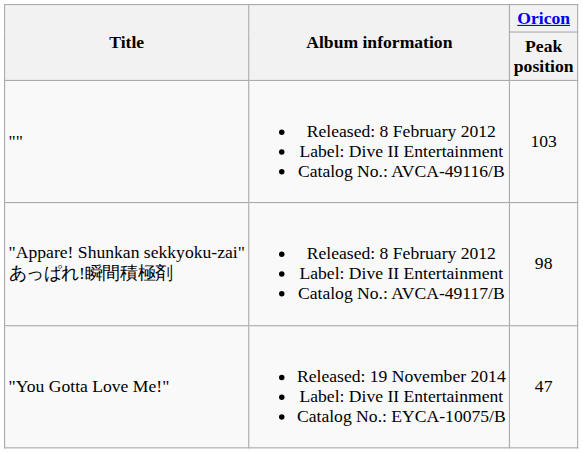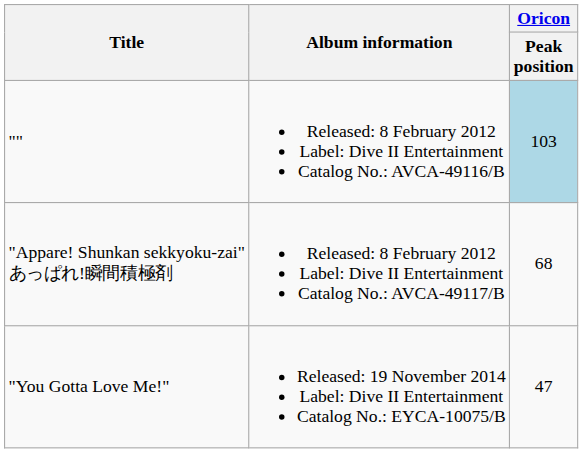(544, 141) no background -> (544, 141) lightblue background
(544, 263) 98 -> (544, 263) 68
